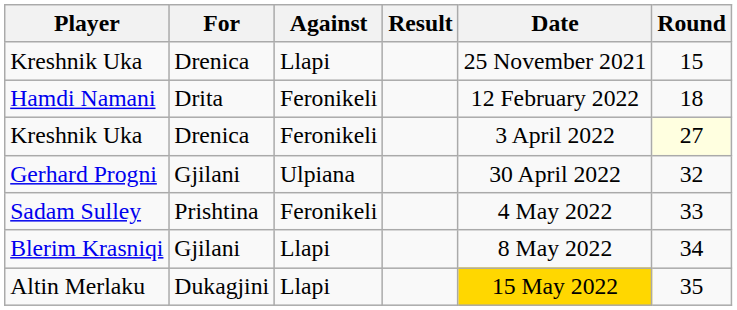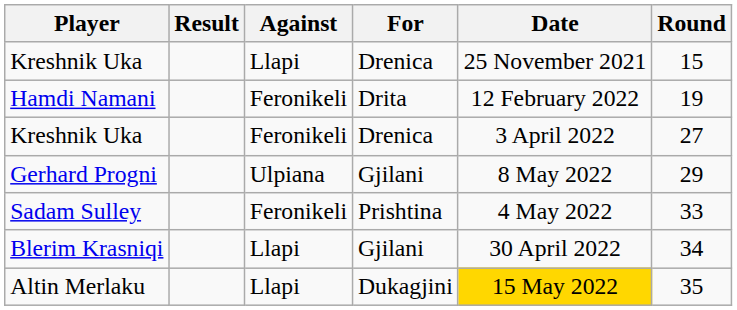columns swapped: (222, 23) <-> (420, 23)
(692, 98) 18 -> (692, 98) 19
(692, 135) lightyellow background -> (692, 135) no background
(555, 173) 30 April 2022 -> (555, 173) 8 May 2022
(692, 173) 32 -> (692, 173) 29
(555, 248) 8 May 2022 -> (555, 248) 30 April 2022
